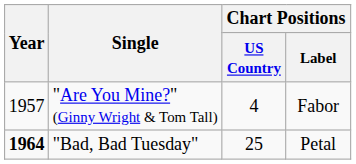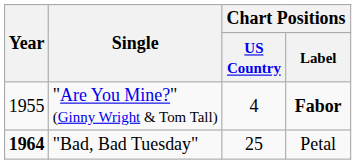(27, 105) 1957 -> (27, 105) 1955
(318, 105) normal -> (318, 105) bold
